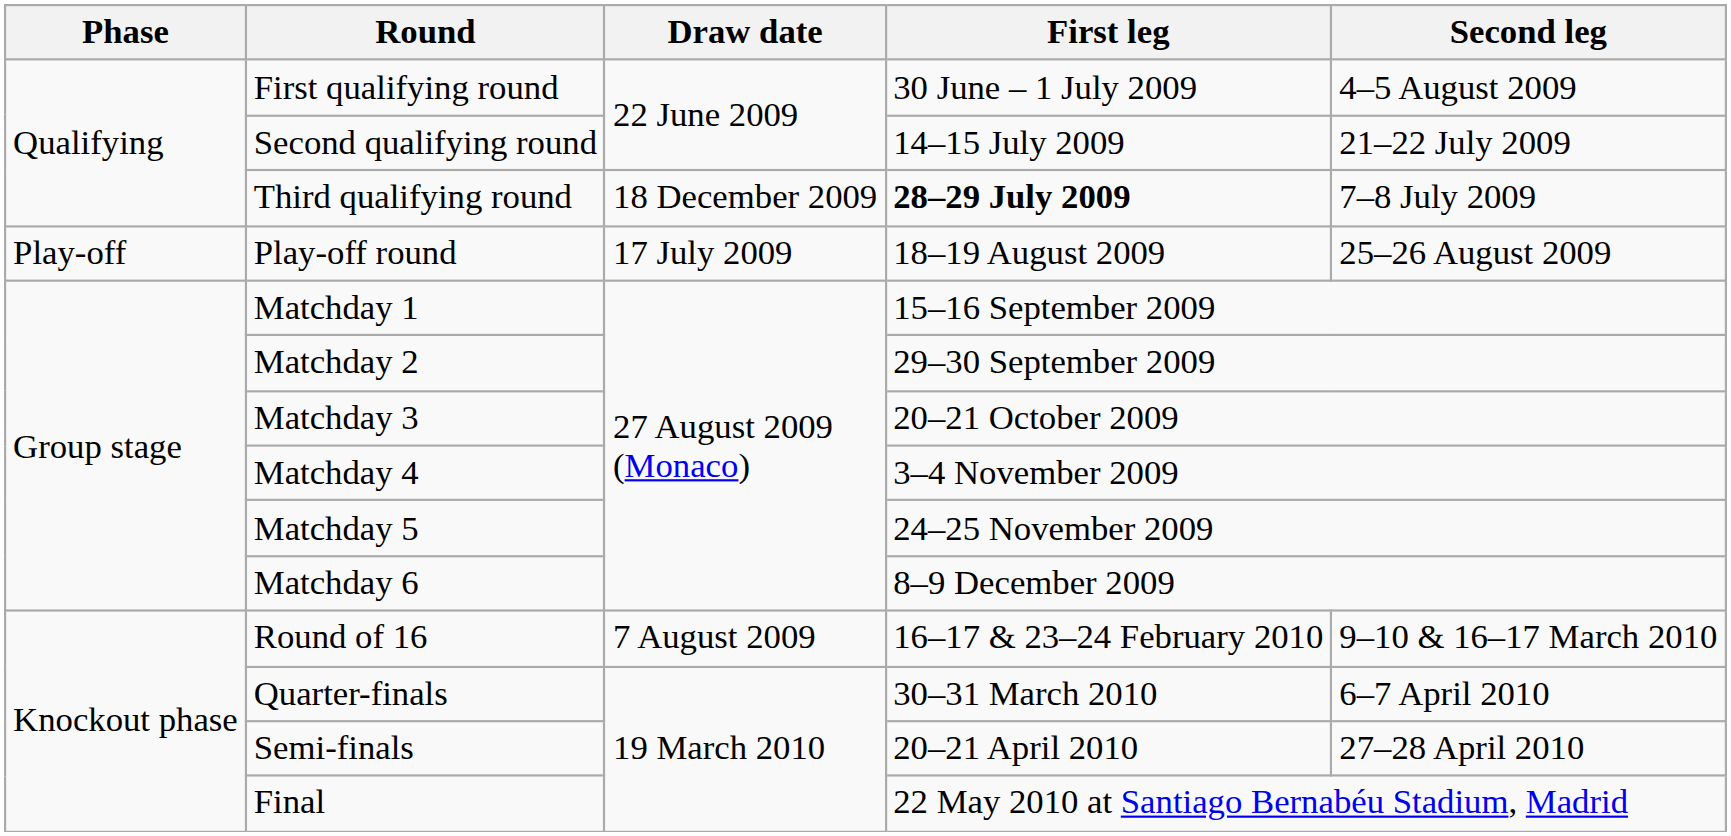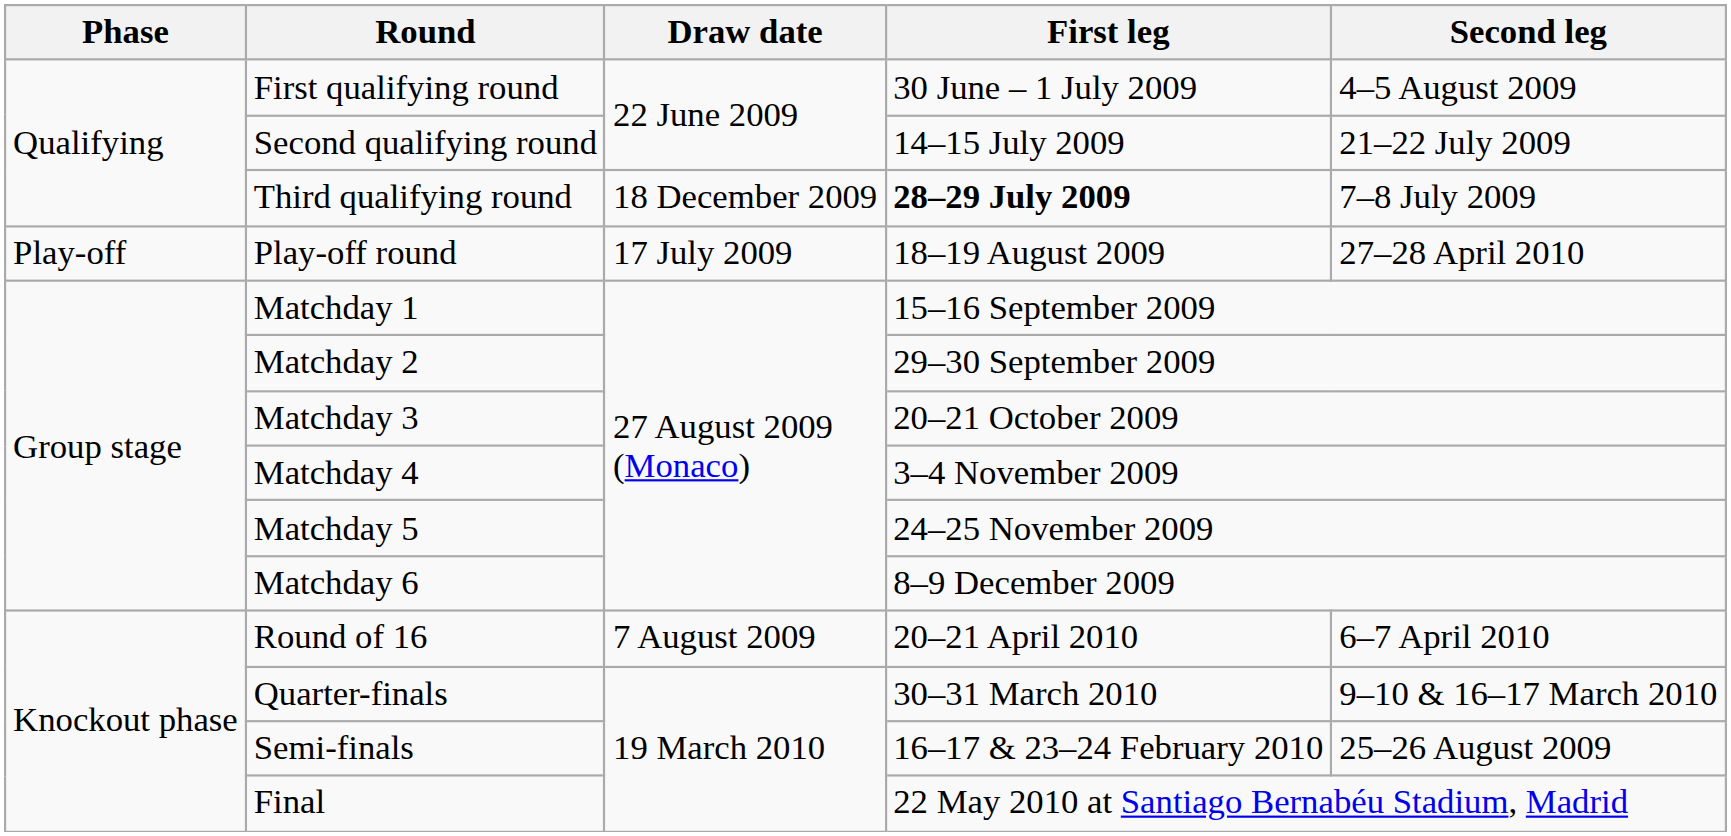(1475, 252) 25–26 August 2009 -> (1462, 252) 27–28 April 2010
(1108, 637) 16–17 & 23–24 February 2010 -> (1016, 637) 20–21 April 2010
(1528, 637) 9–10 & 16–17 March 2010 -> (1444, 637) 6–7 April 2010
(1444, 692) 6–7 April 2010 -> (1528, 692) 9–10 & 16–17 March 2010
(1016, 747) 20–21 April 2010 -> (1108, 747) 16–17 & 23–24 February 2010
(1462, 747) 27–28 April 2010 -> (1475, 747) 25–26 August 2009
